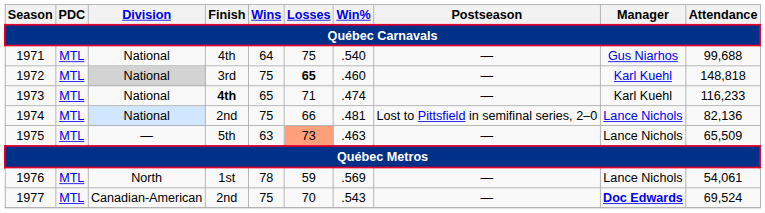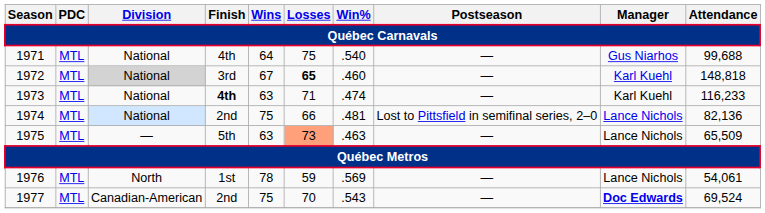(266, 76) 75 -> (266, 76) 67
(266, 96) 65 -> (266, 96) 63
